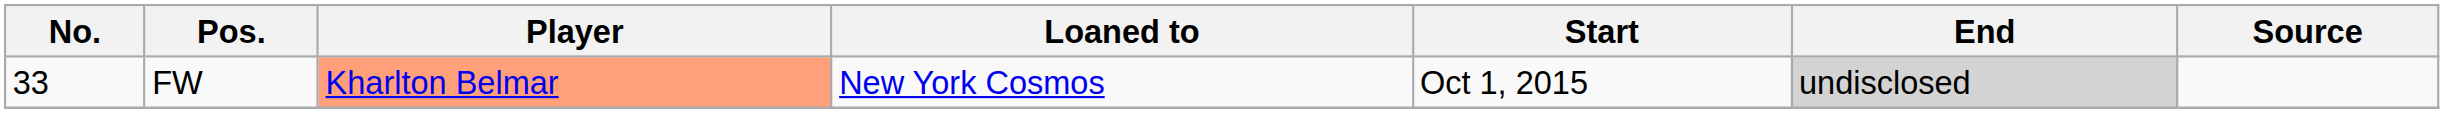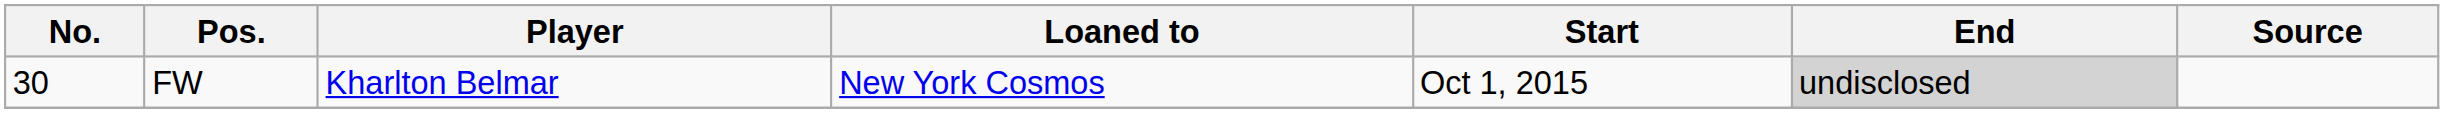(31, 82) 33 -> (31, 82) 30
(442, 82) lightsalmon background -> (442, 82) no background
